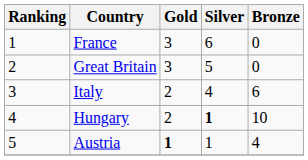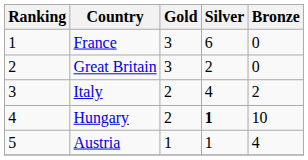(209, 67) 5 -> (209, 67) 2
(256, 92) 6 -> (256, 92) 2
(168, 142) bold -> (168, 142) normal
